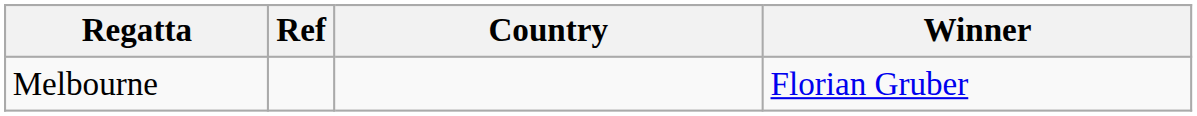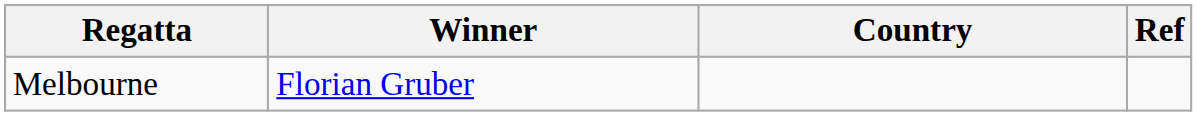columns swapped: (978, 30) <-> (301, 30)
